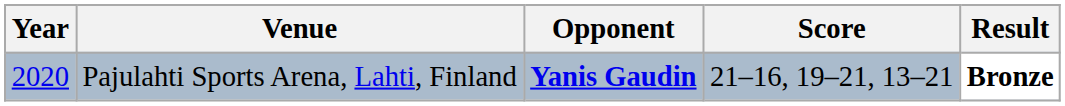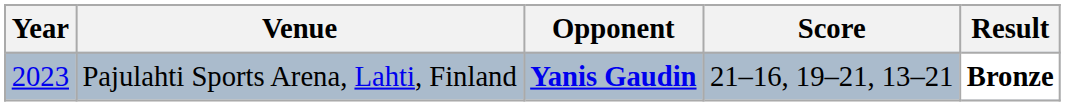(40, 75) 2020 -> (40, 75) 2023
